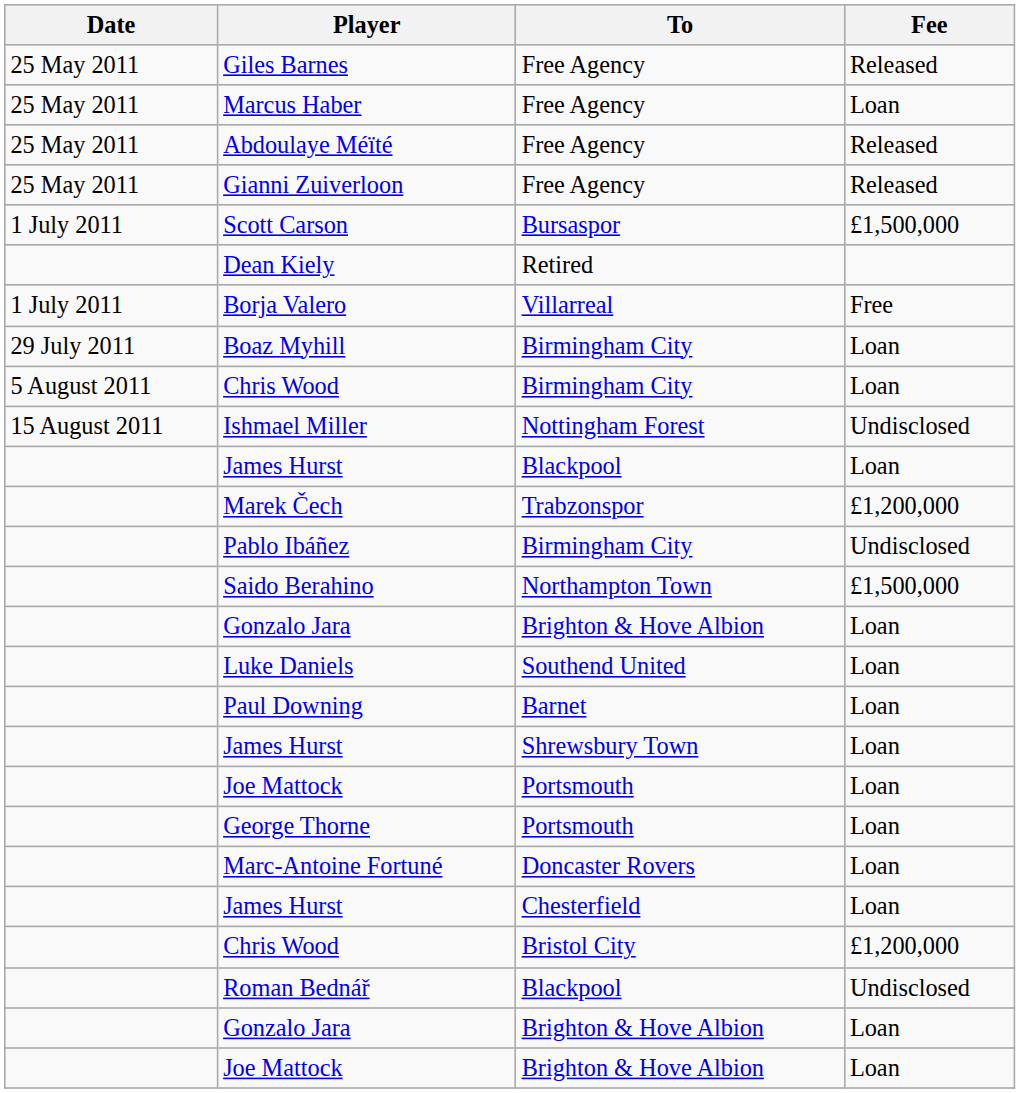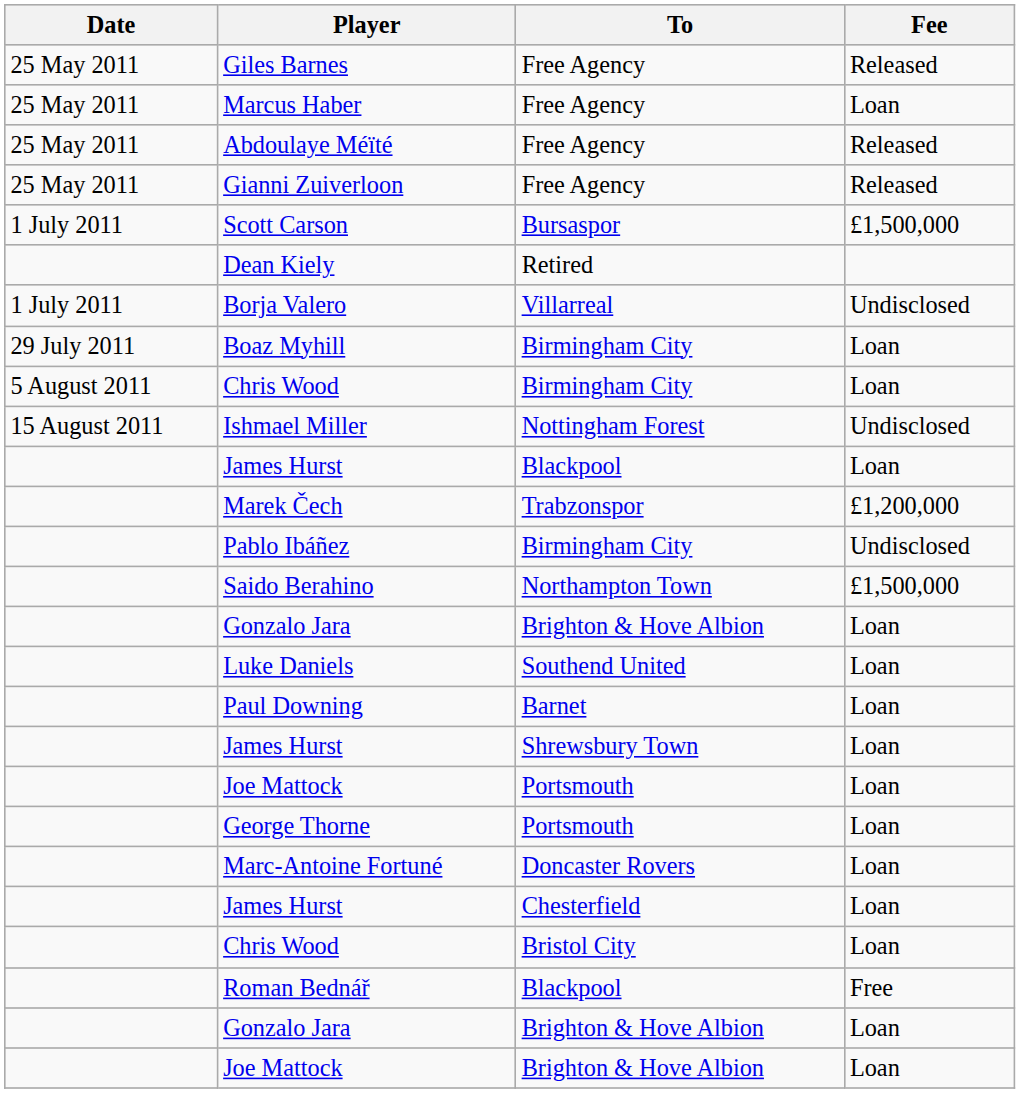(871, 305) Free -> (910, 305) Undisclosed
(905, 947) £1,200,000 -> (875, 947) Loan
(910, 987) Undisclosed -> (871, 987) Free
